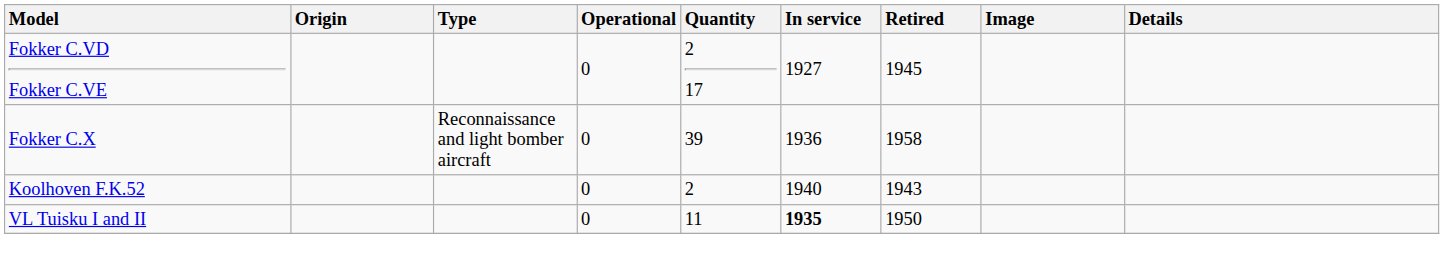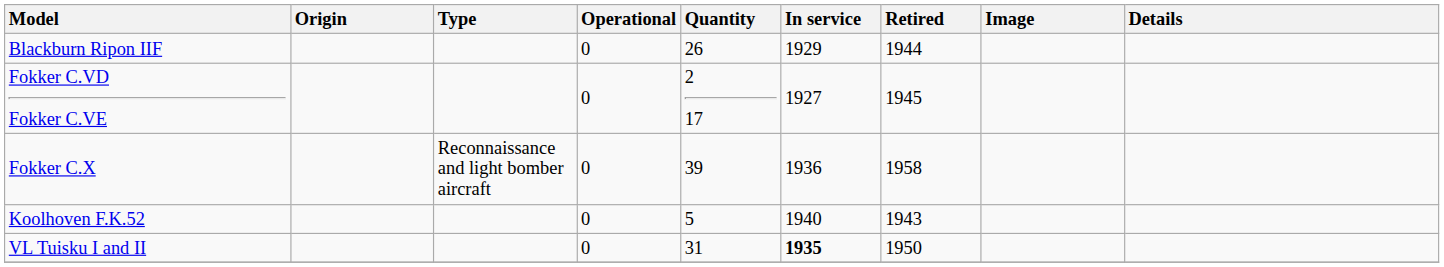+ row: (85, 48)
(689, 189) 2 -> (689, 218) 5
(694, 218) 11 -> (694, 247) 31
